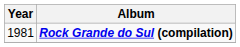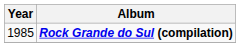(20, 33) 1981 -> (20, 33) 1985
